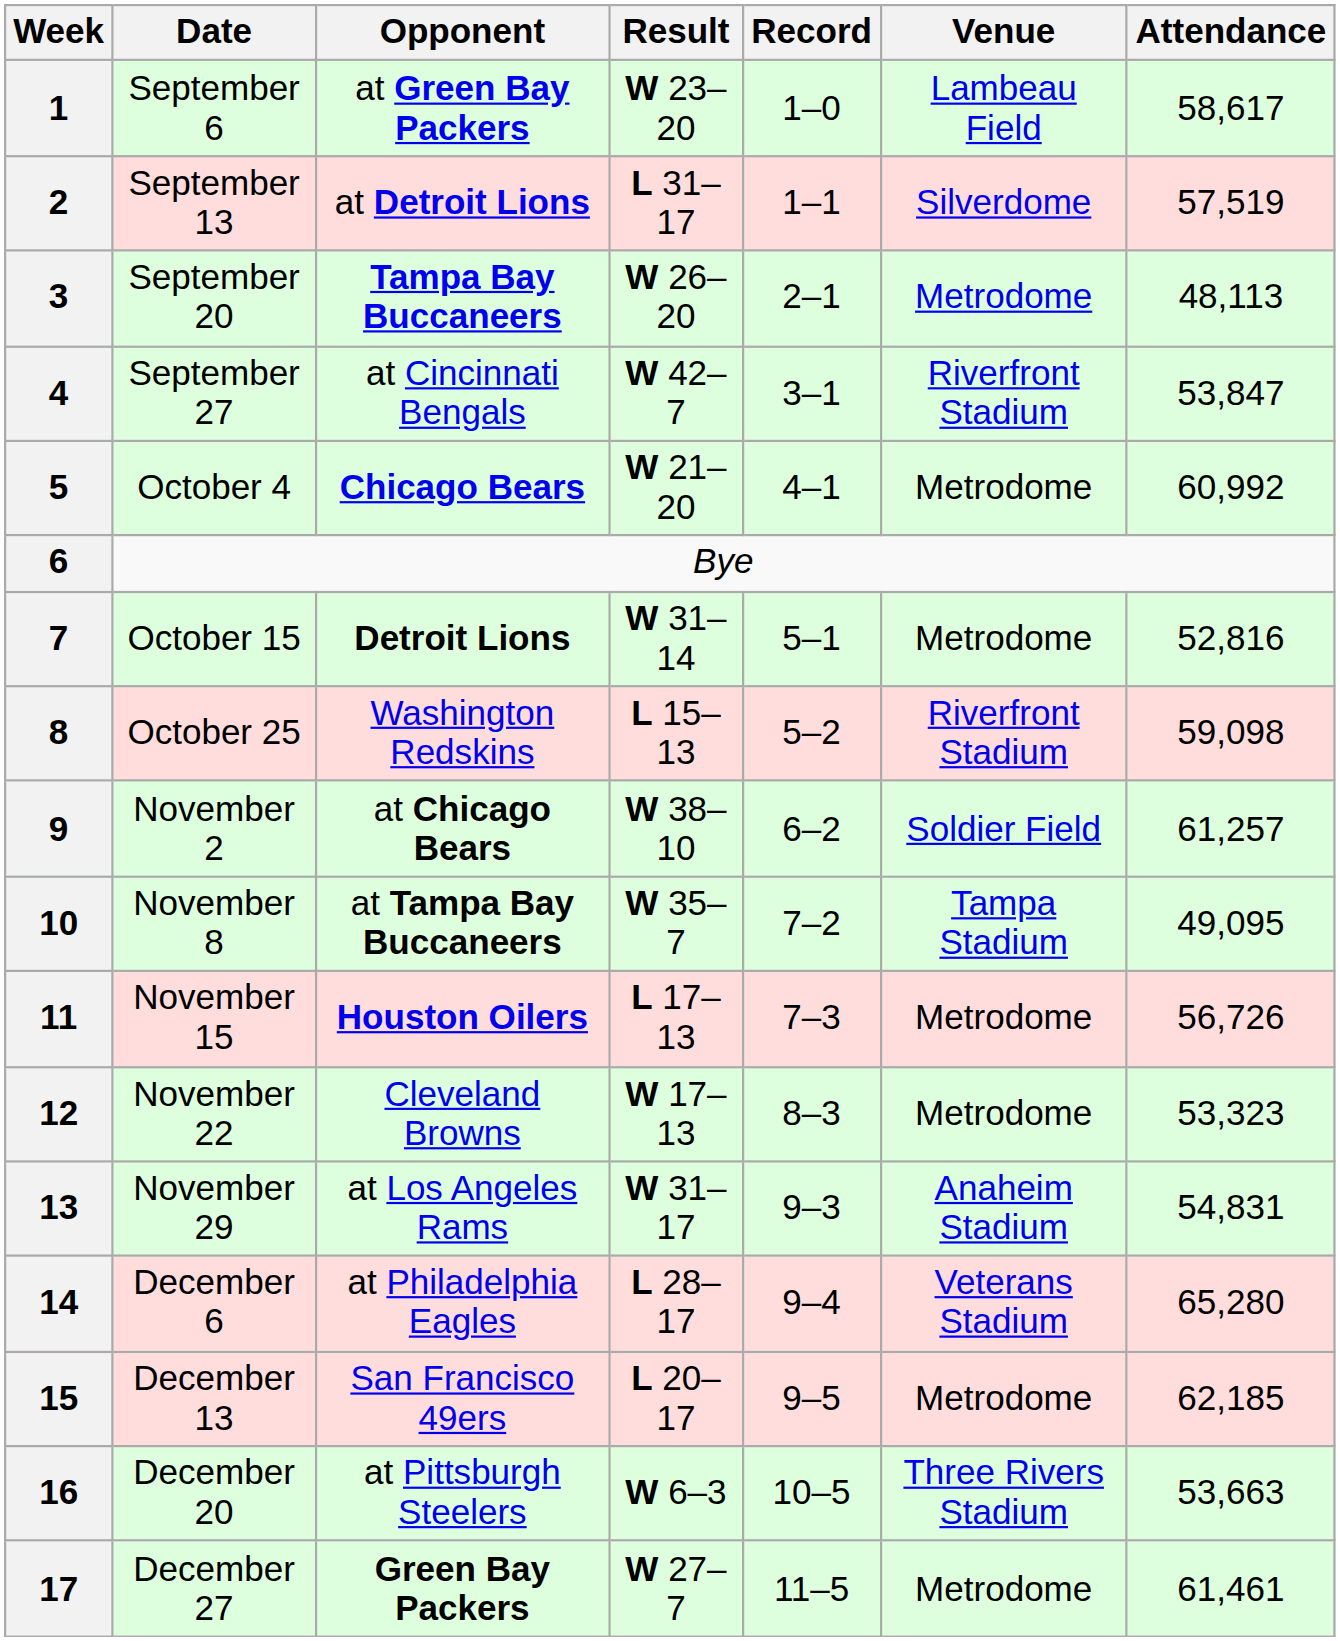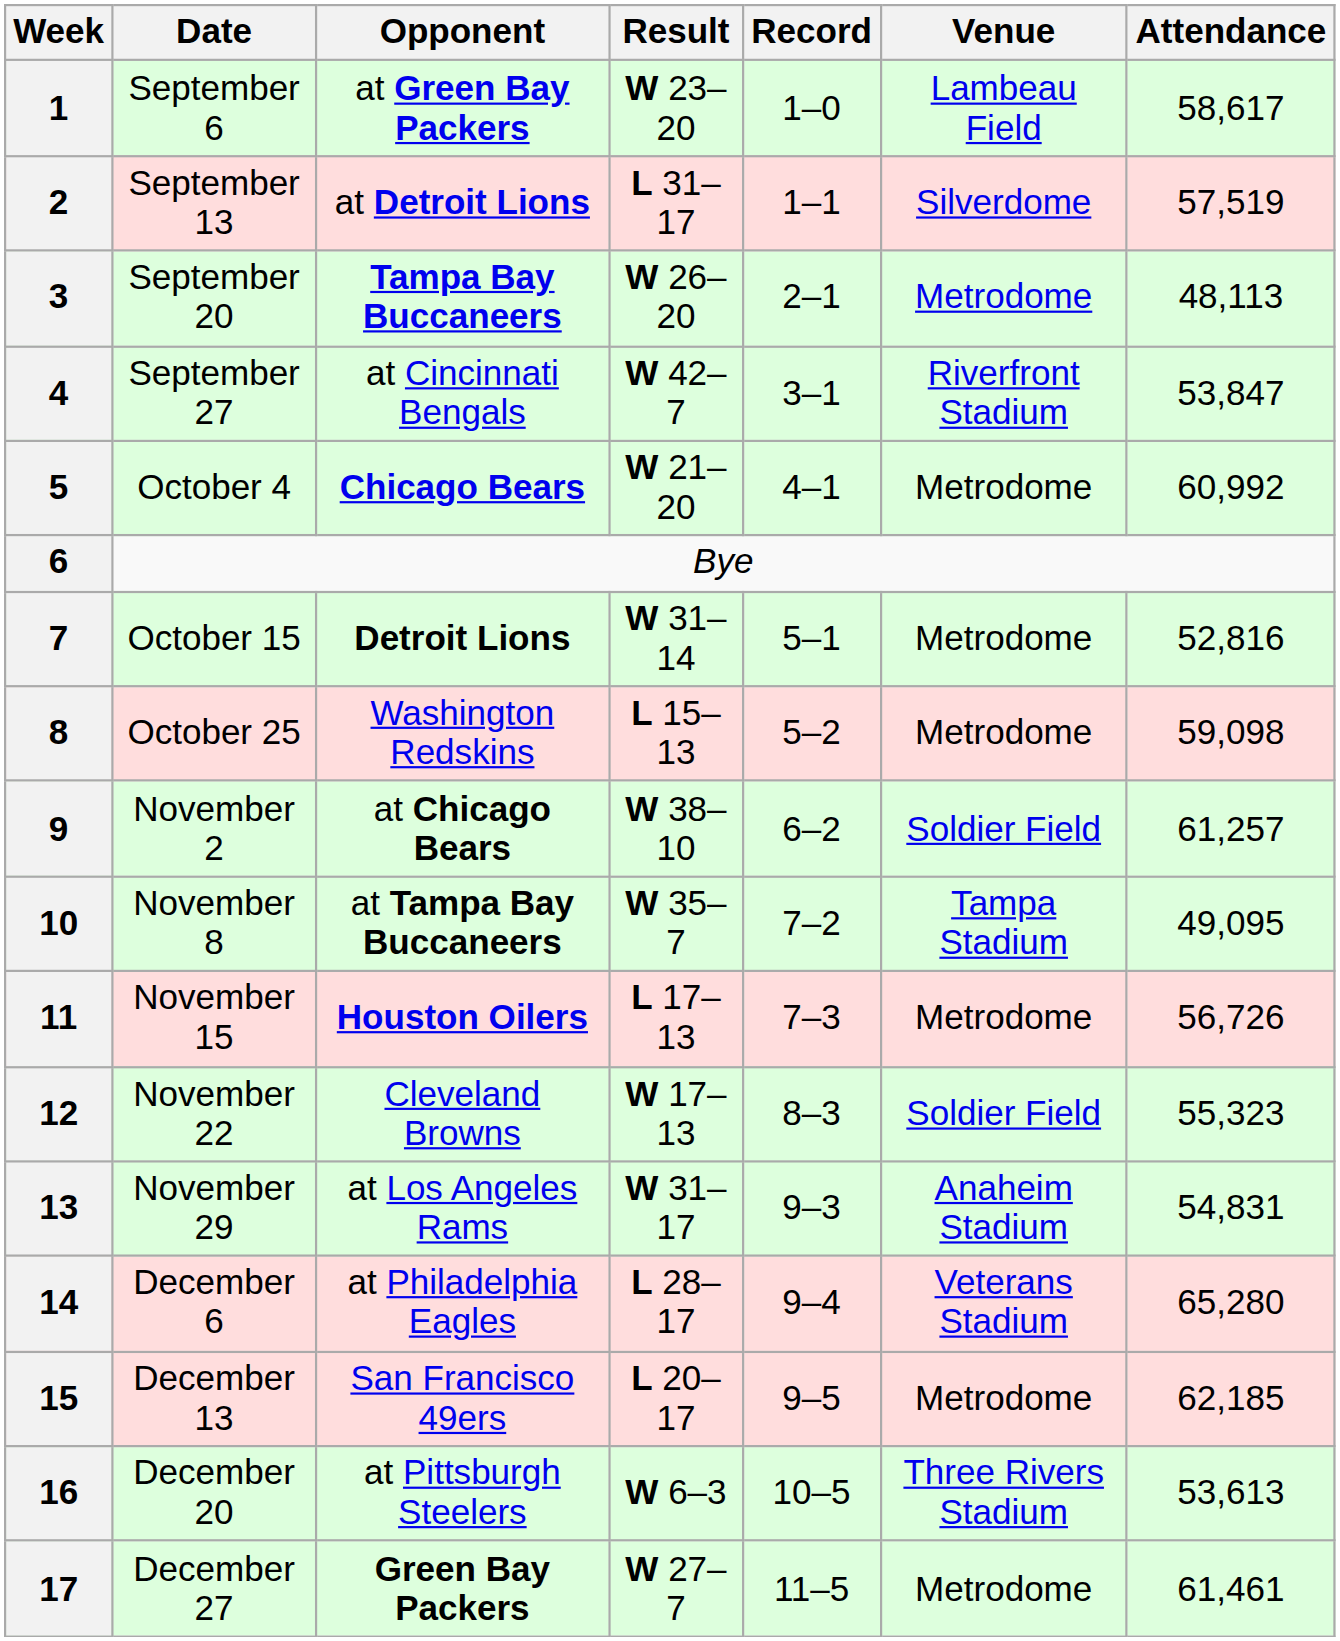(1004, 733) Riverfront Stadium -> (1004, 733) Metrodome
(1004, 1113) Metrodome -> (1004, 1113) Soldier Field
(1231, 1113) 53,323 -> (1231, 1113) 55,323
(1231, 1493) 53,663 -> (1231, 1493) 53,613
